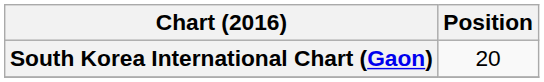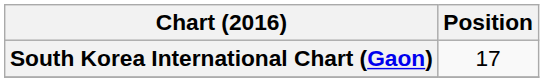(488, 58) 20 -> (488, 58) 17
